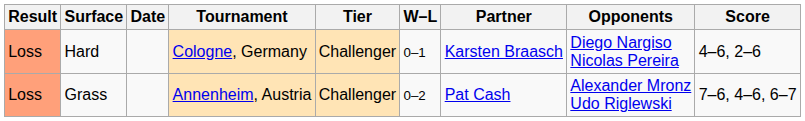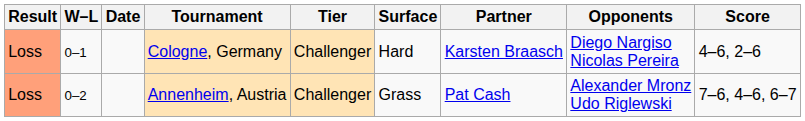columns swapped: (420, 17) <-> (94, 17)
